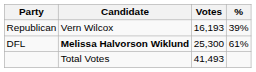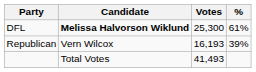rows swapped: (16, 43) <-> (31, 28)
